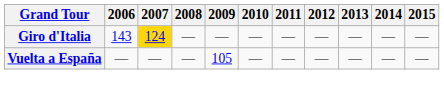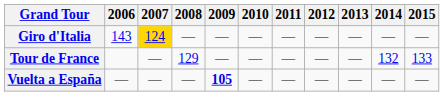+ row: (55, 58)
(222, 58) normal -> (222, 79) bold
